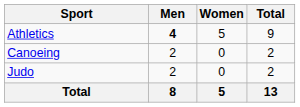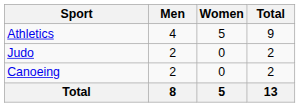(173, 33) bold -> (173, 33) normal
rows swapped: (34, 53) <-> (21, 72)
